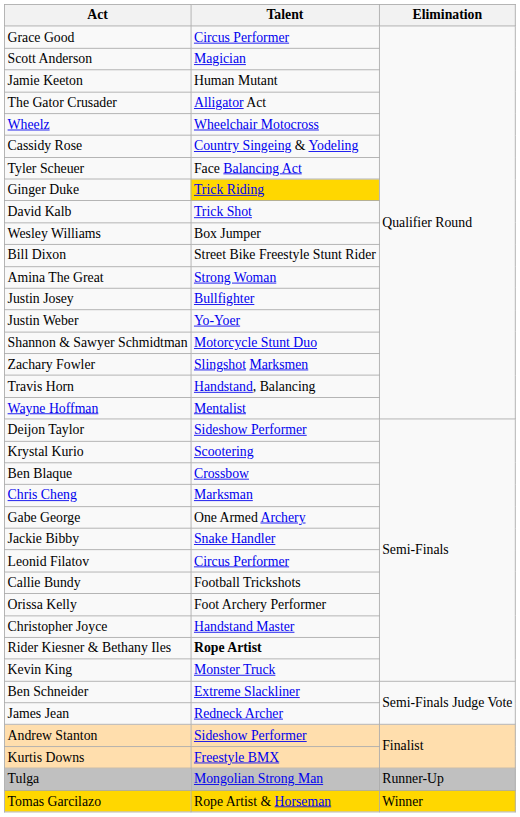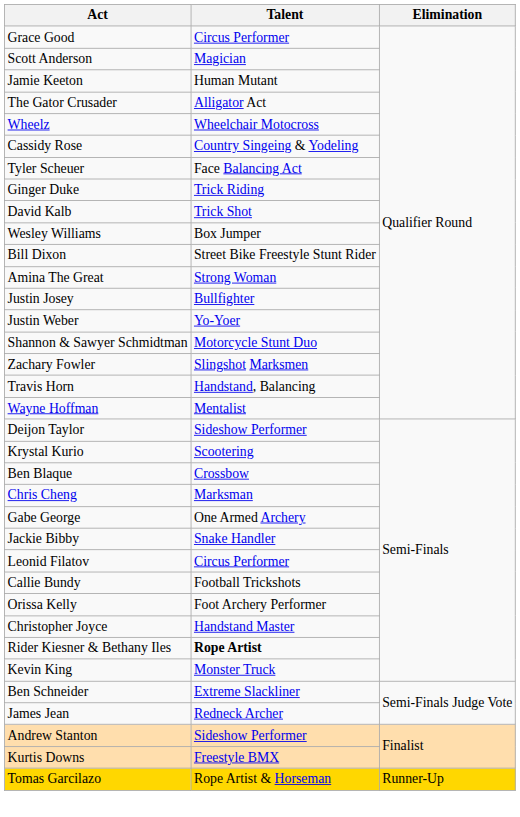(229, 189) gold background -> (229, 189) no background
- row: (23, 779)
(403, 801) Winner -> (413, 779) Runner-Up
